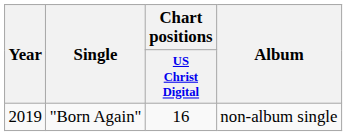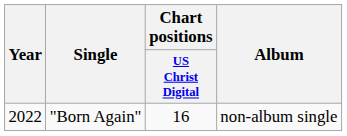(25, 116) 2019 -> (25, 116) 2022
